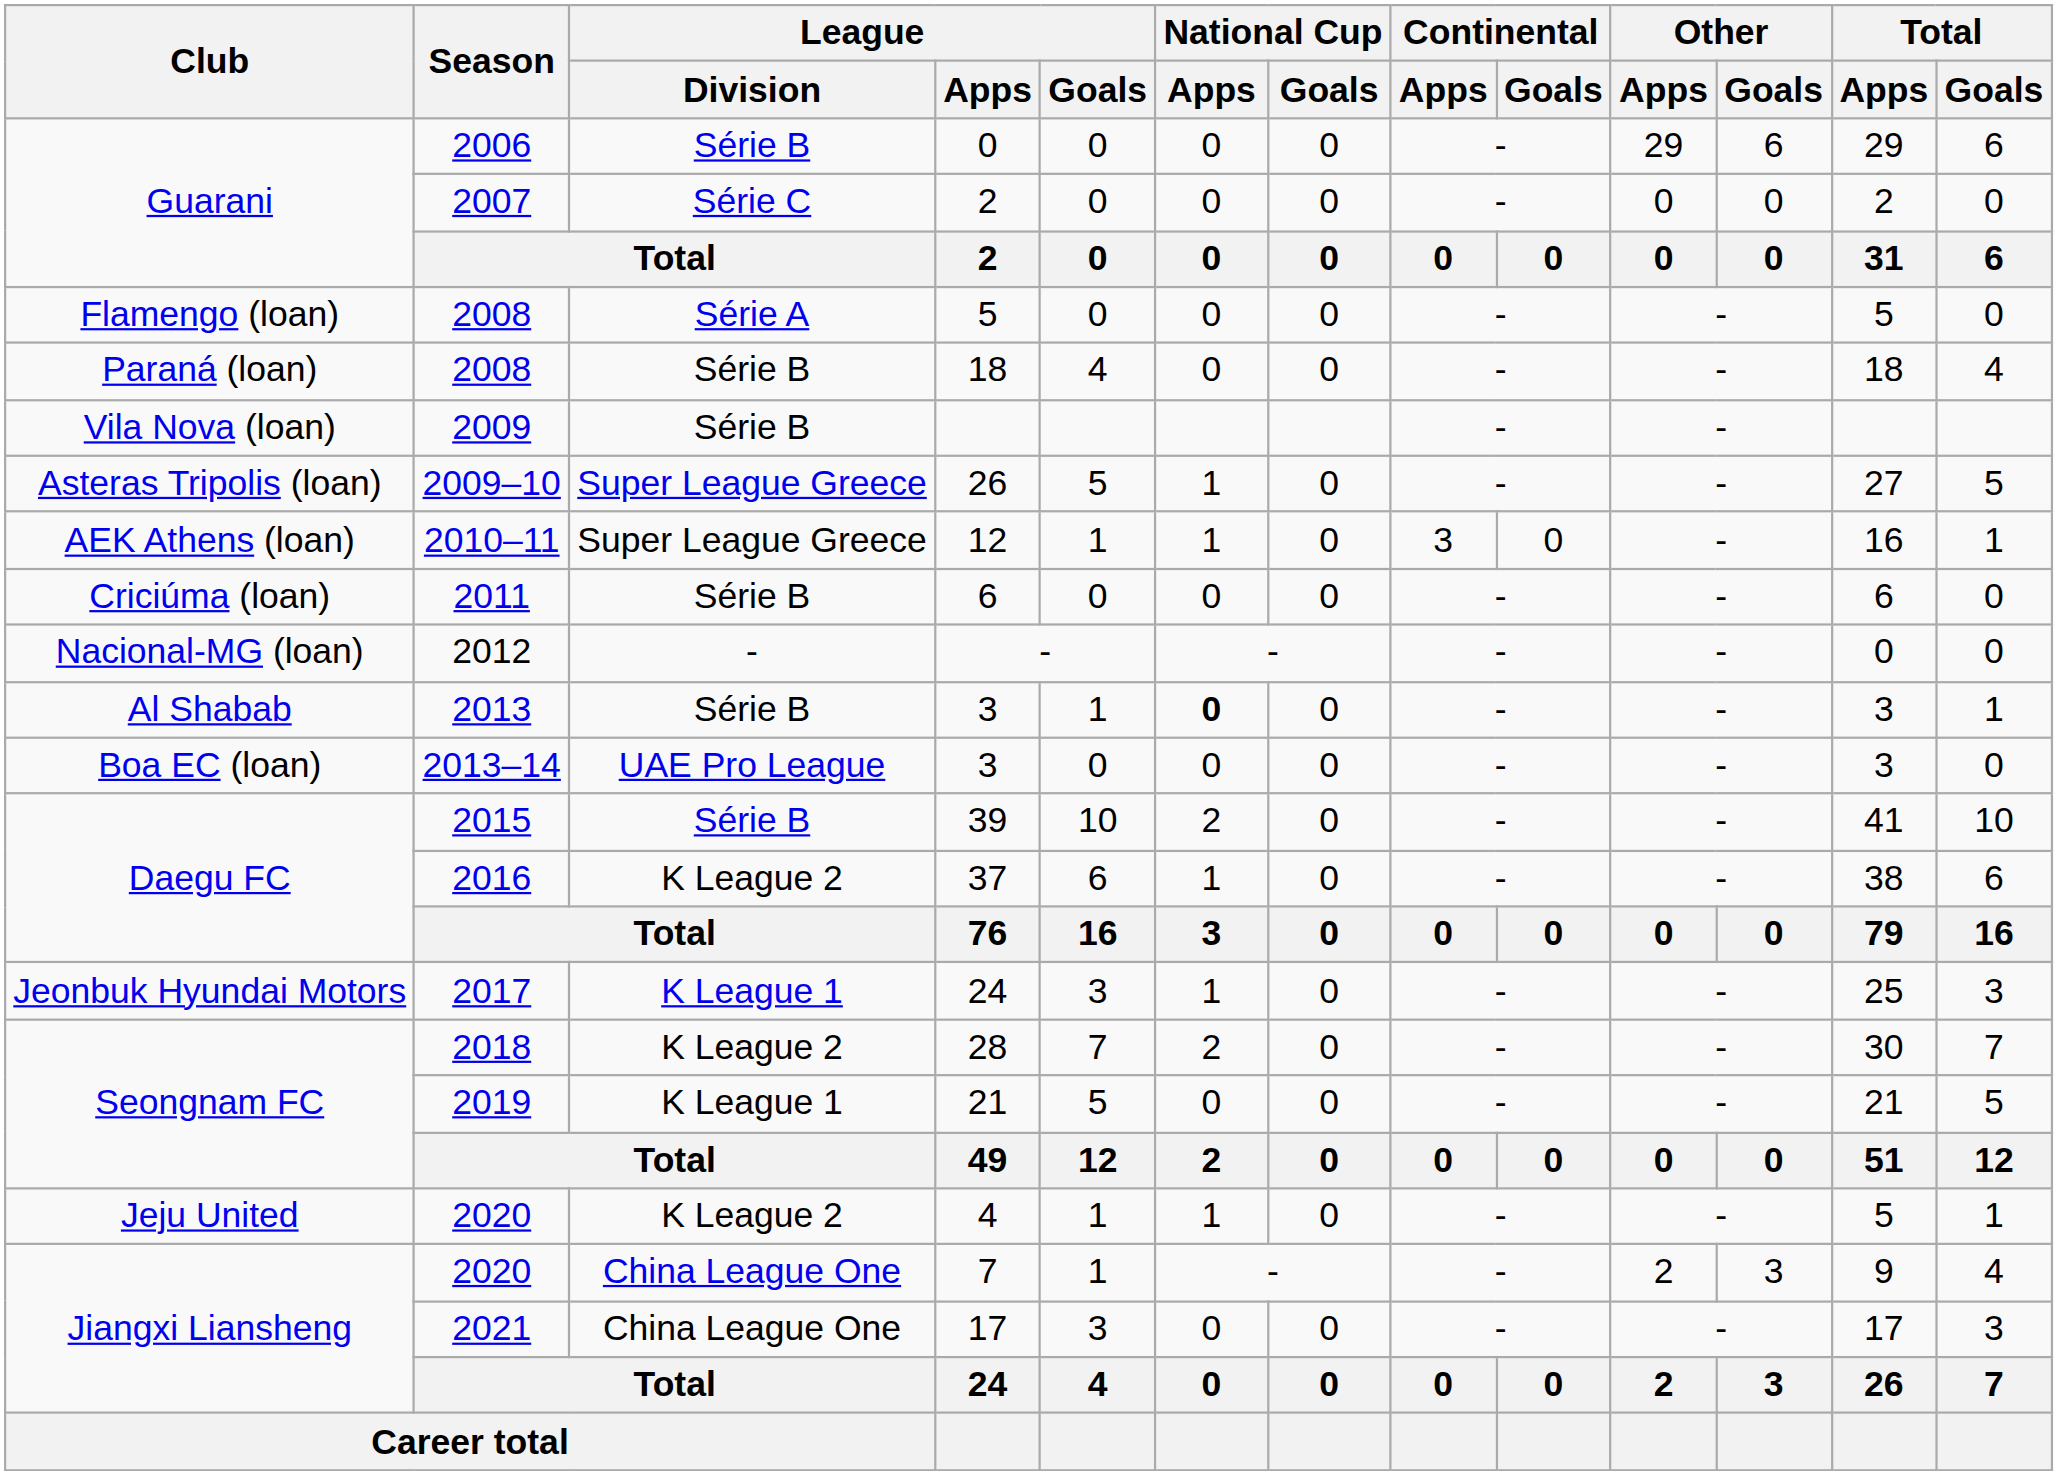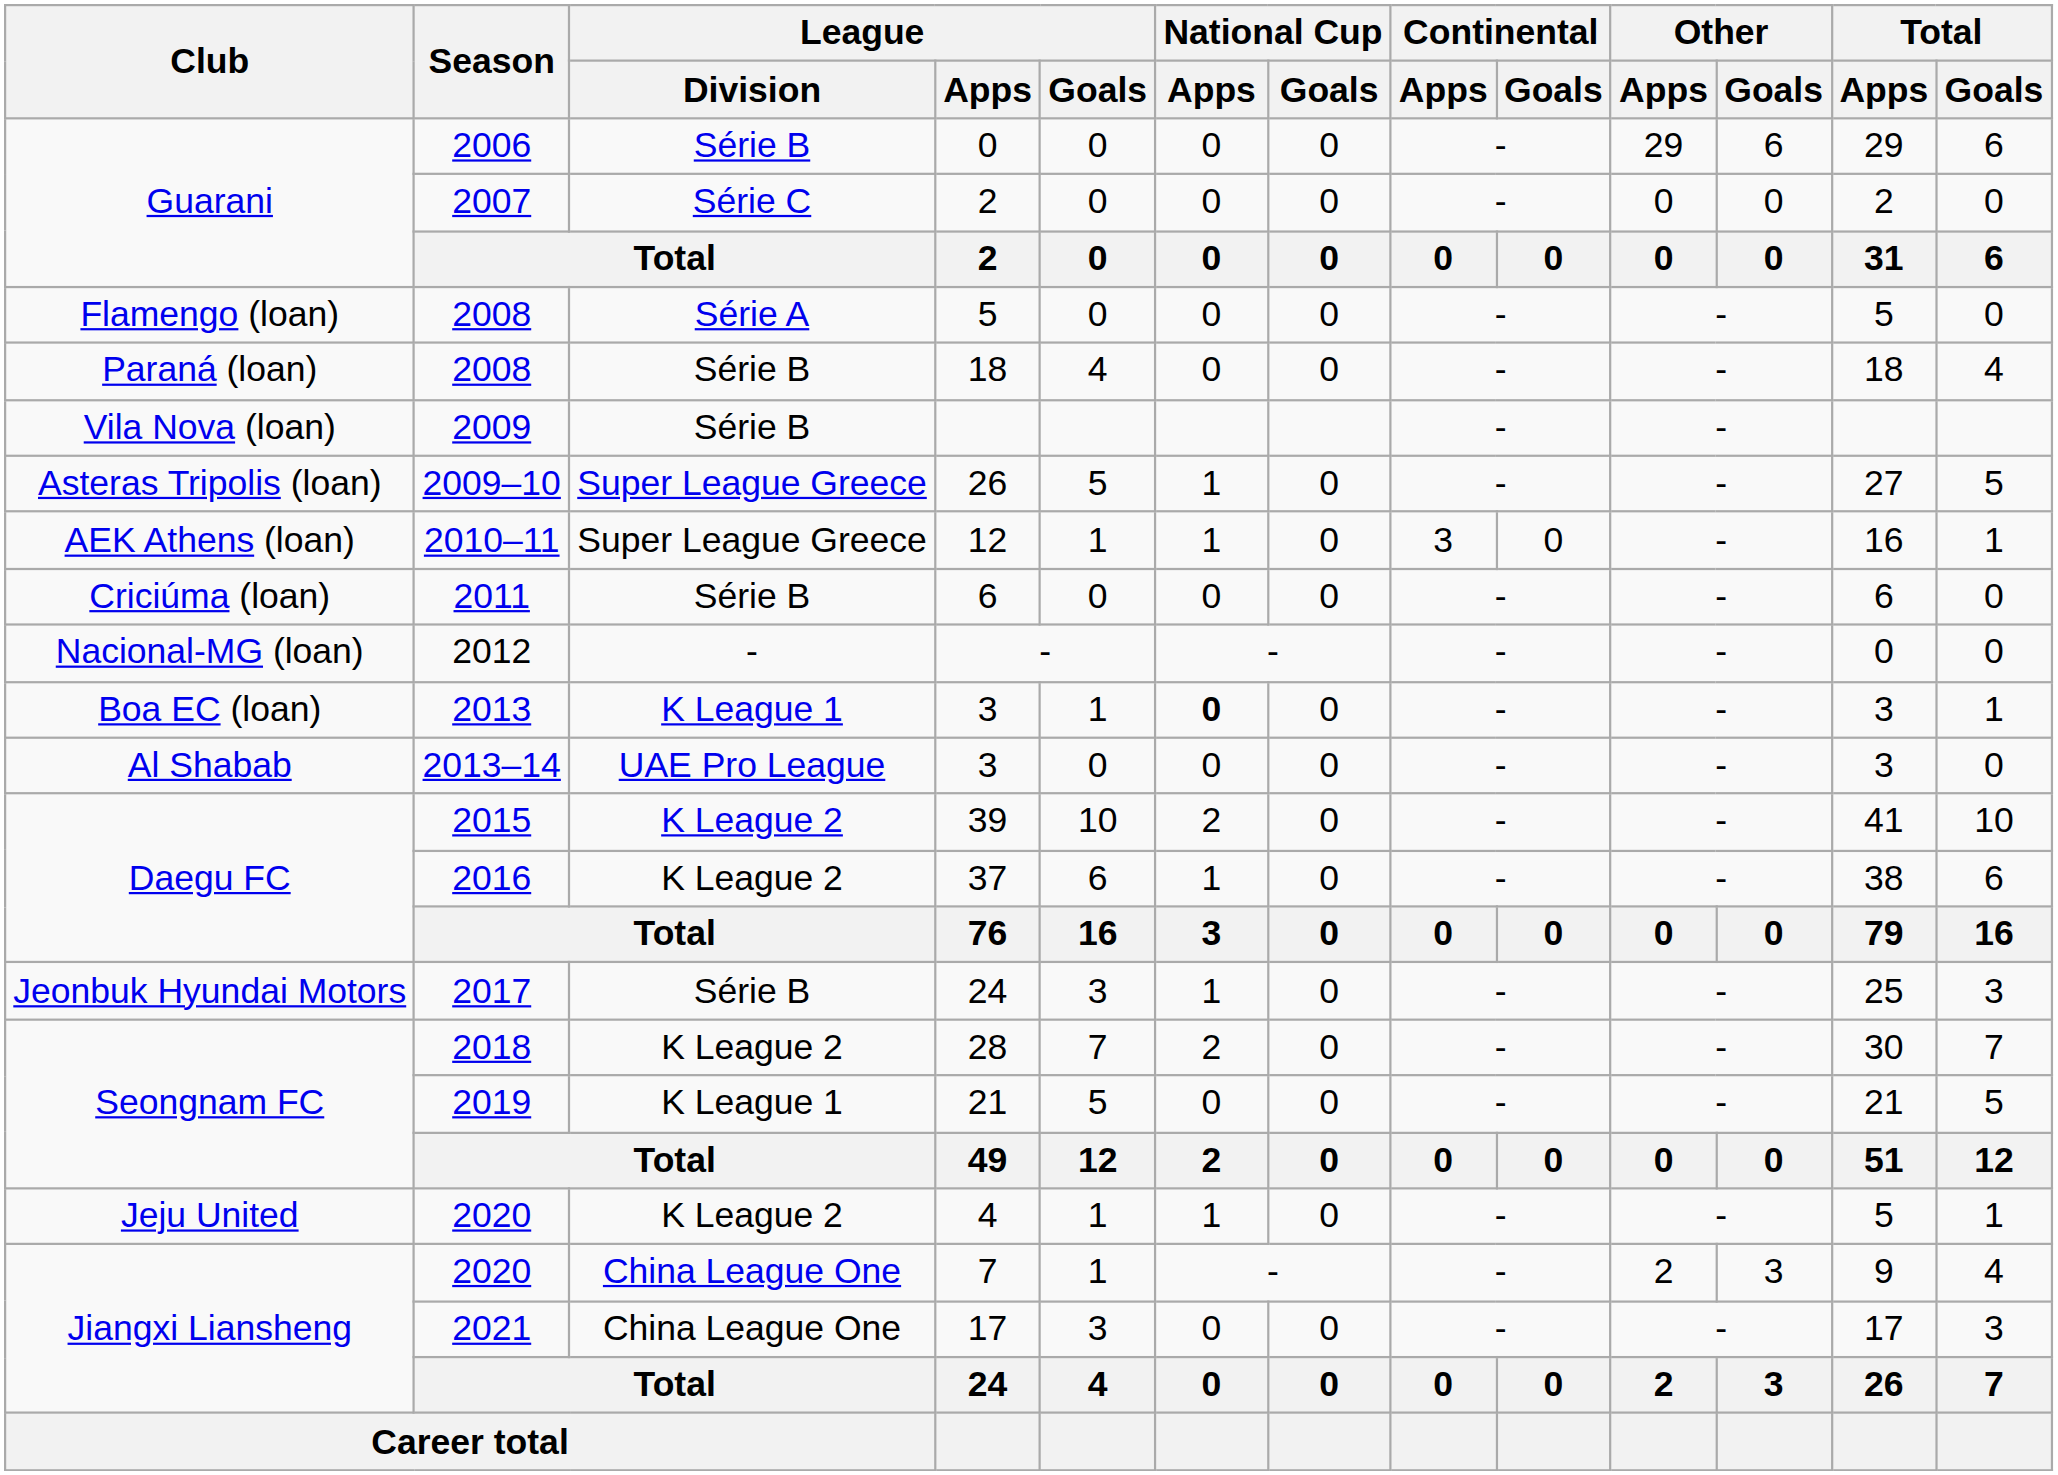(210, 708) Al Shabab -> (210, 708) Boa EC (loan)
(752, 708) Série B -> (752, 708) K League 1
(210, 764) Boa EC (loan) -> (210, 764) Al Shabab
(752, 821) Série B -> (752, 821) K League 2
(752, 990) K League 1 -> (752, 990) Série B
